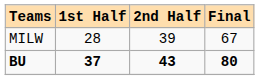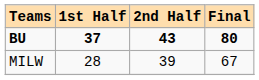rows swapped: (26, 39) <-> (18, 62)
